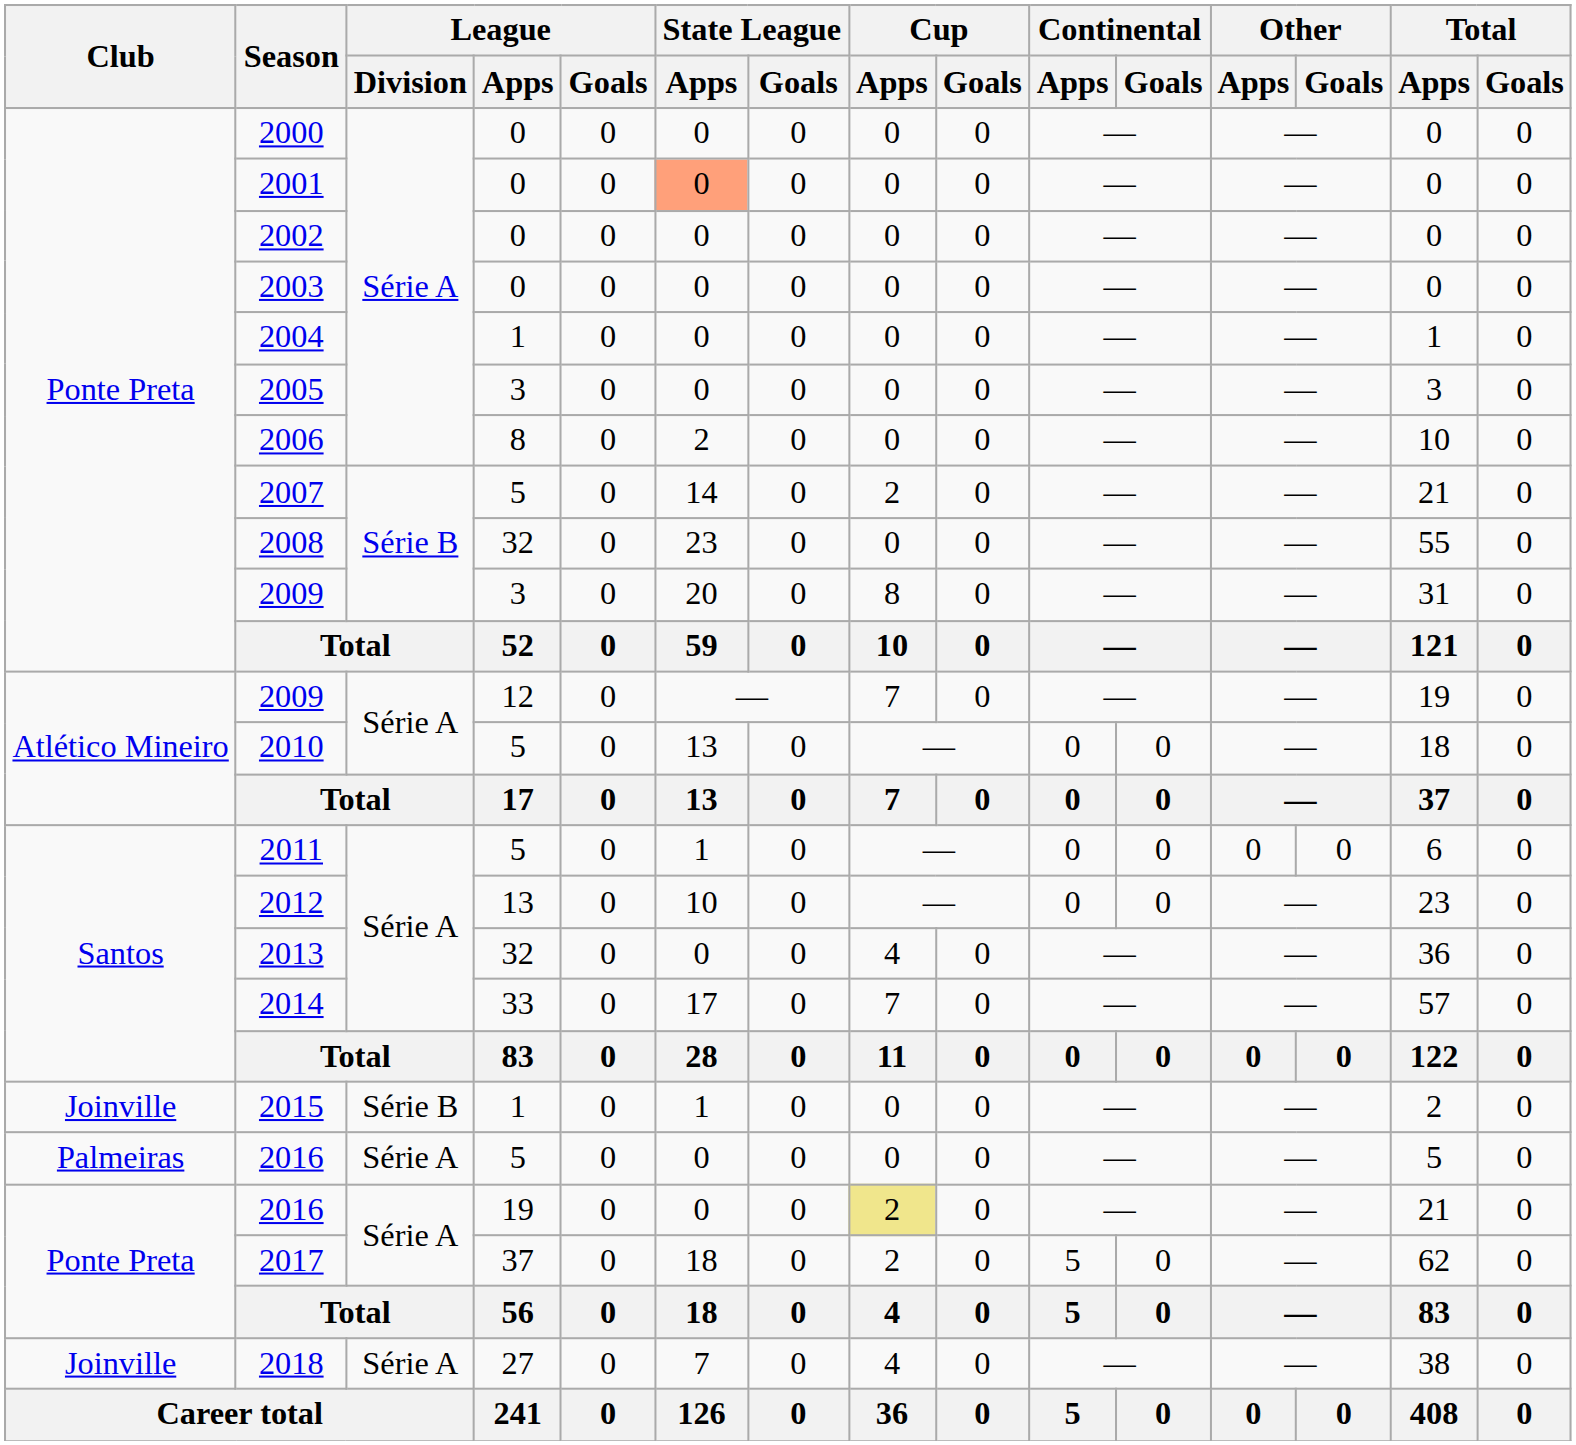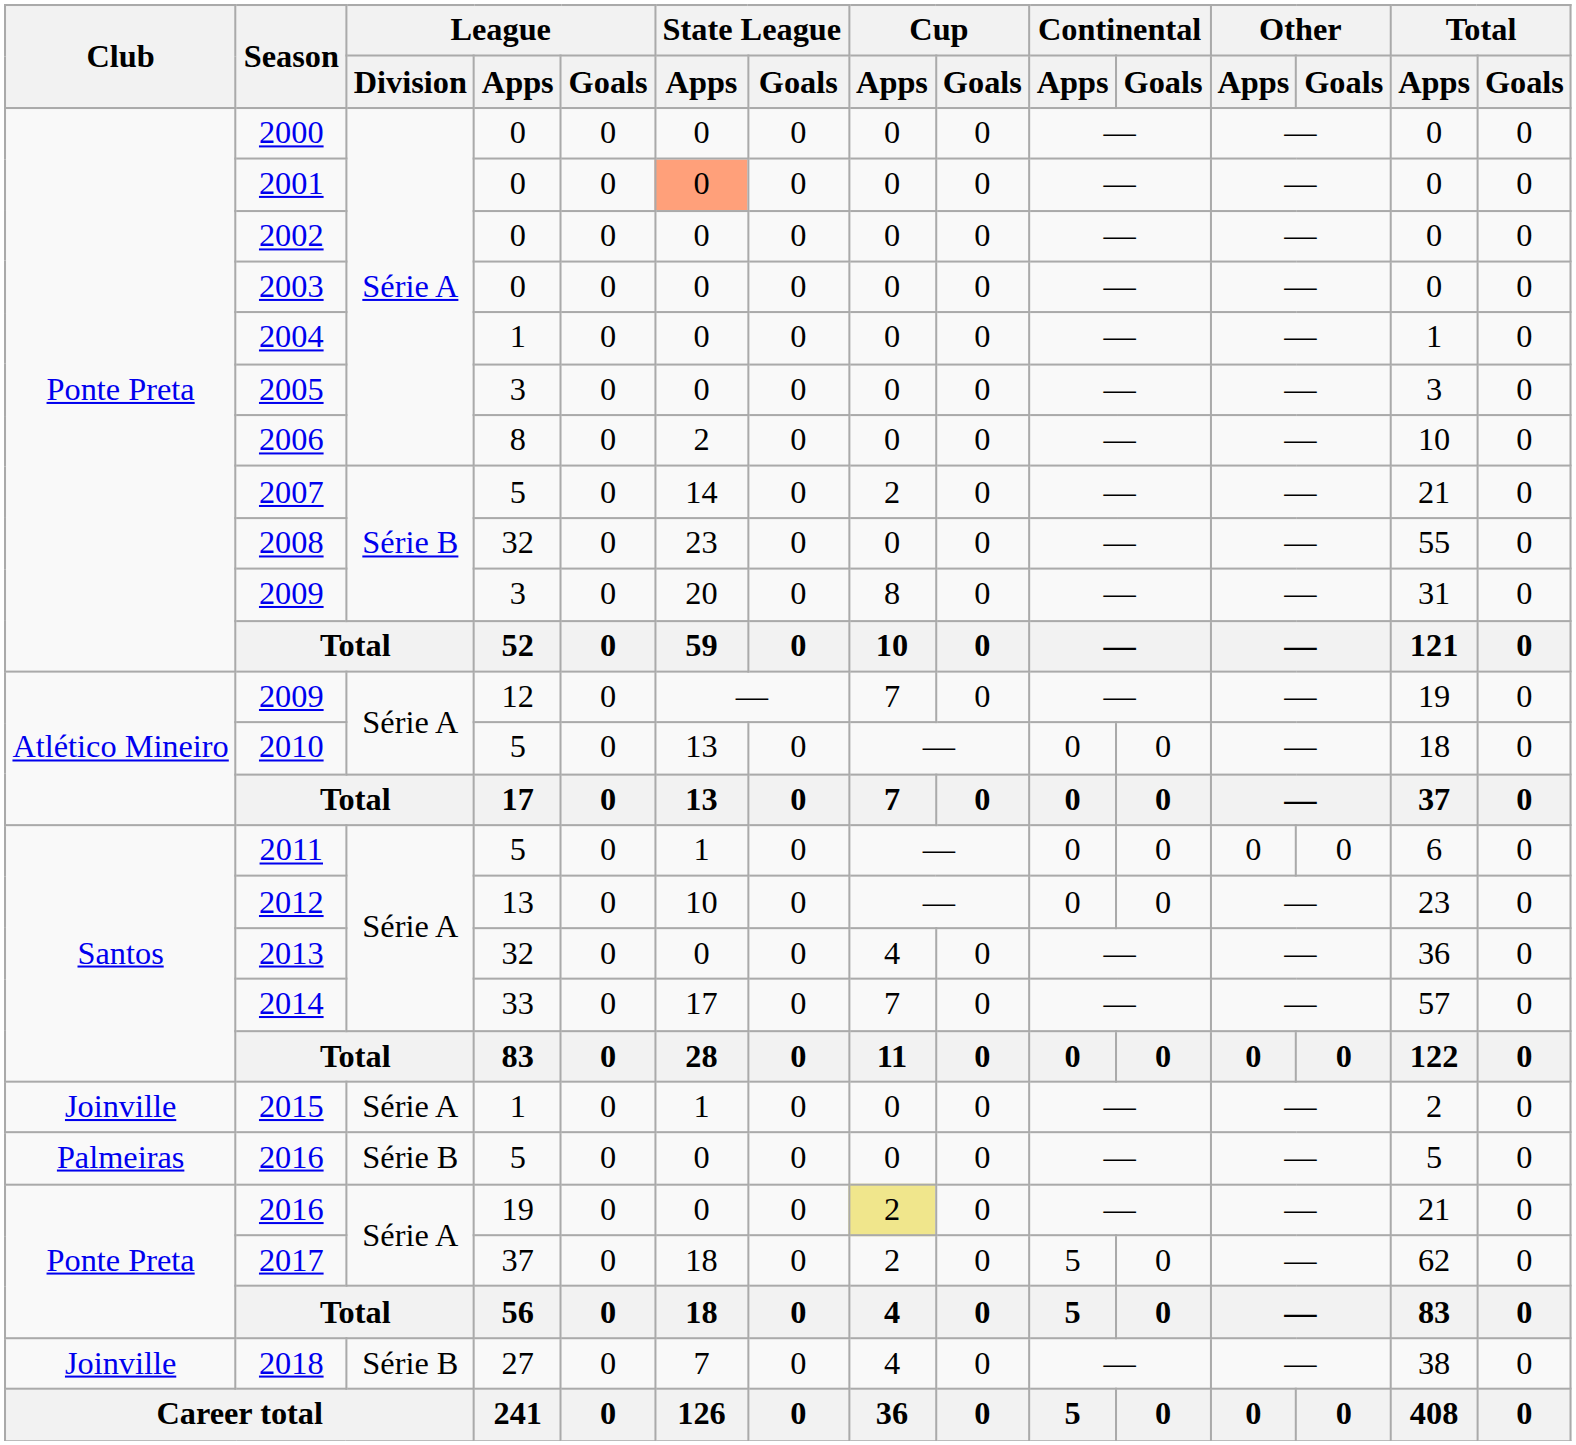(410, 1106) Série B -> (410, 1106) Série A
(410, 1157) Série A -> (410, 1157) Série B
(410, 1362) Série A -> (410, 1362) Série B
